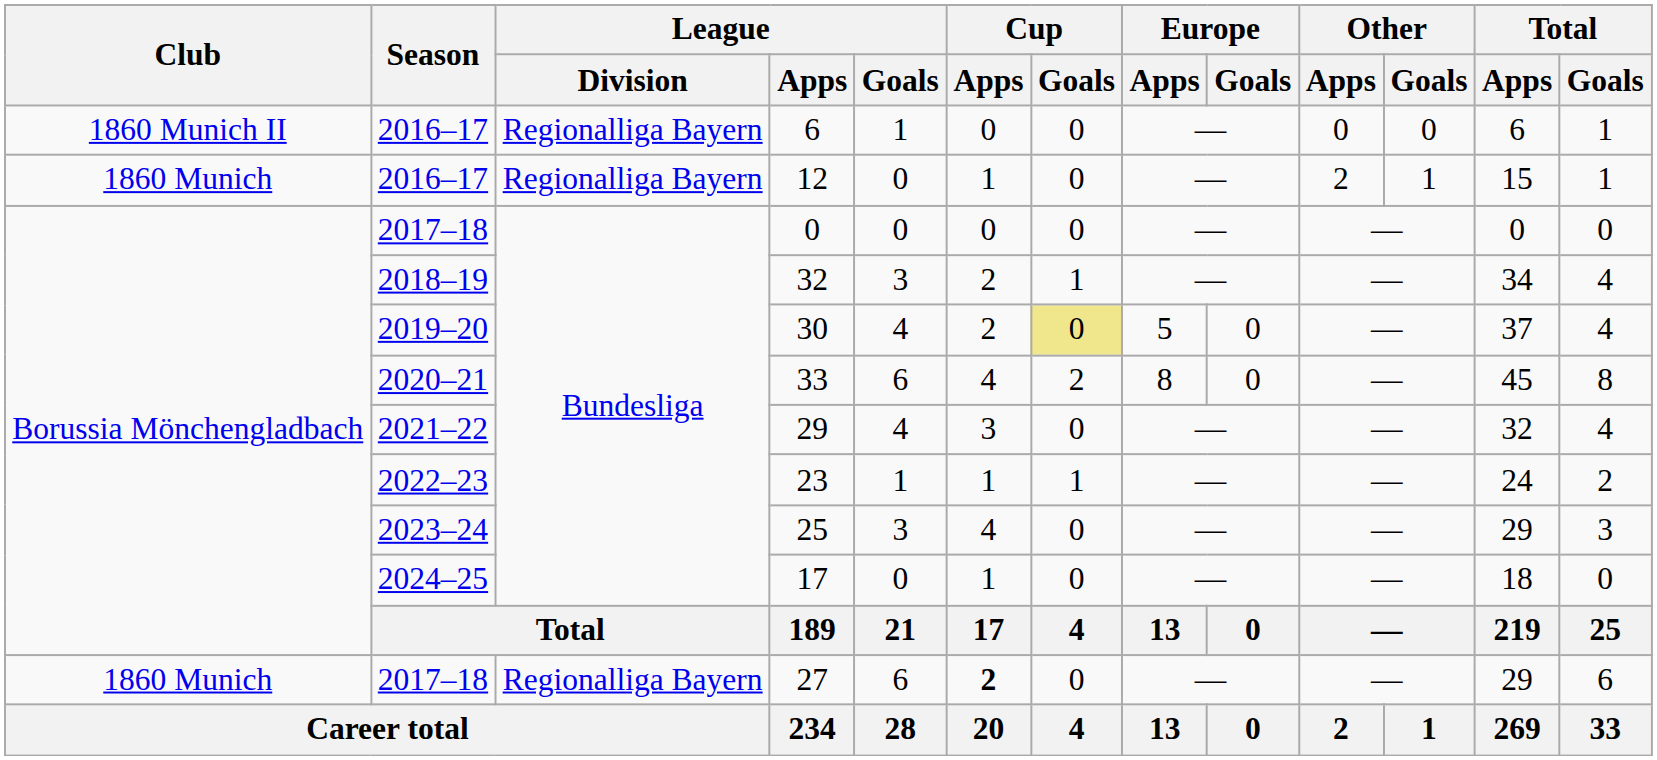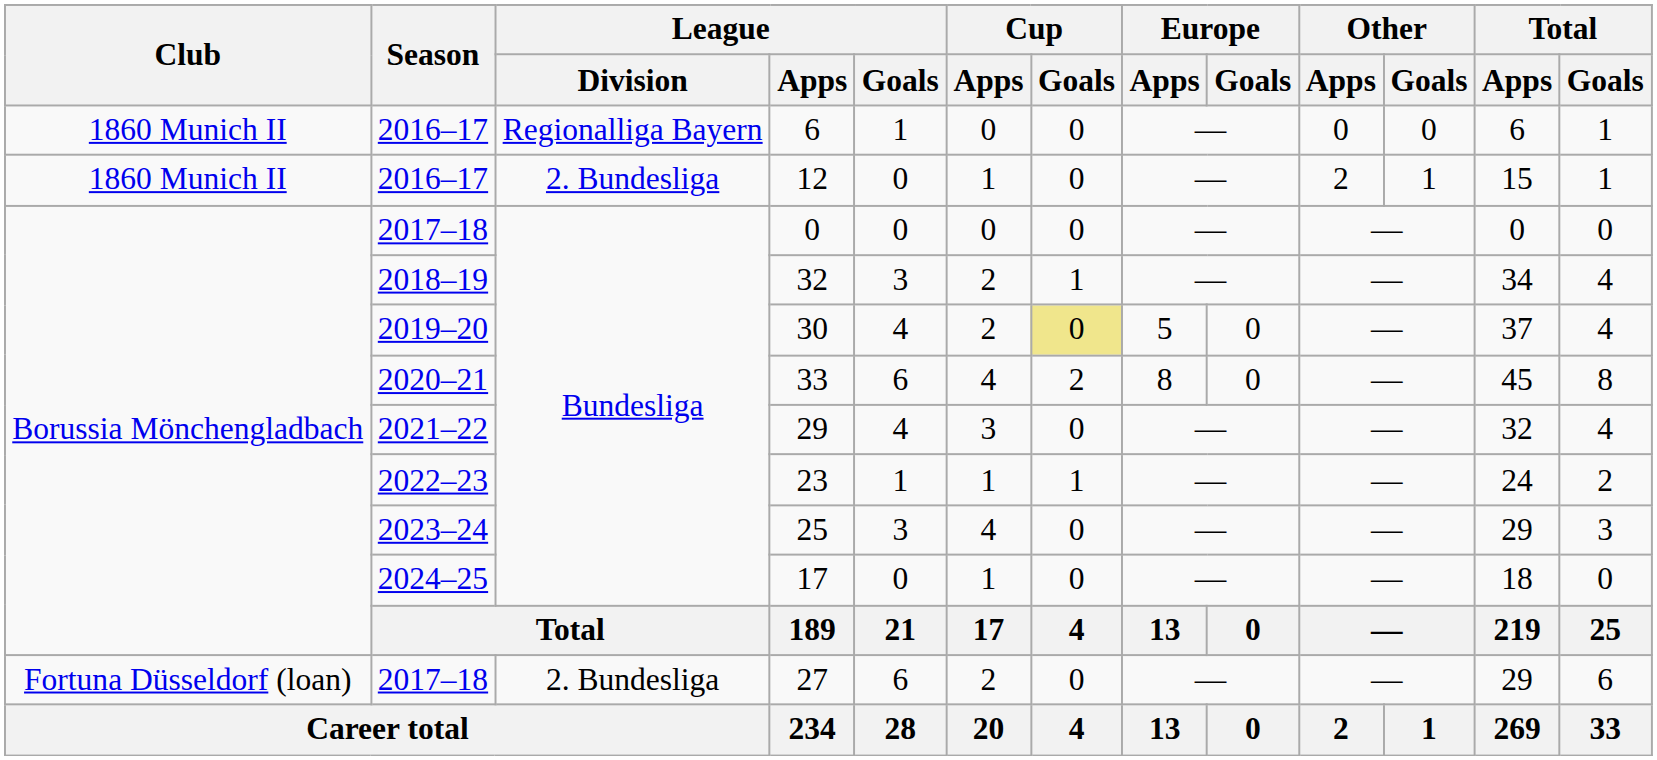(188, 179) 1860 Munich -> (188, 179) 1860 Munich II
(633, 179) Regionalliga Bayern -> (633, 179) 2. Bundesliga
(188, 679) 1860 Munich -> (188, 679) Fortuna Düsseldorf (loan)
(633, 679) Regionalliga Bayern -> (633, 679) 2. Bundesliga
(988, 679) bold -> (988, 679) normal
